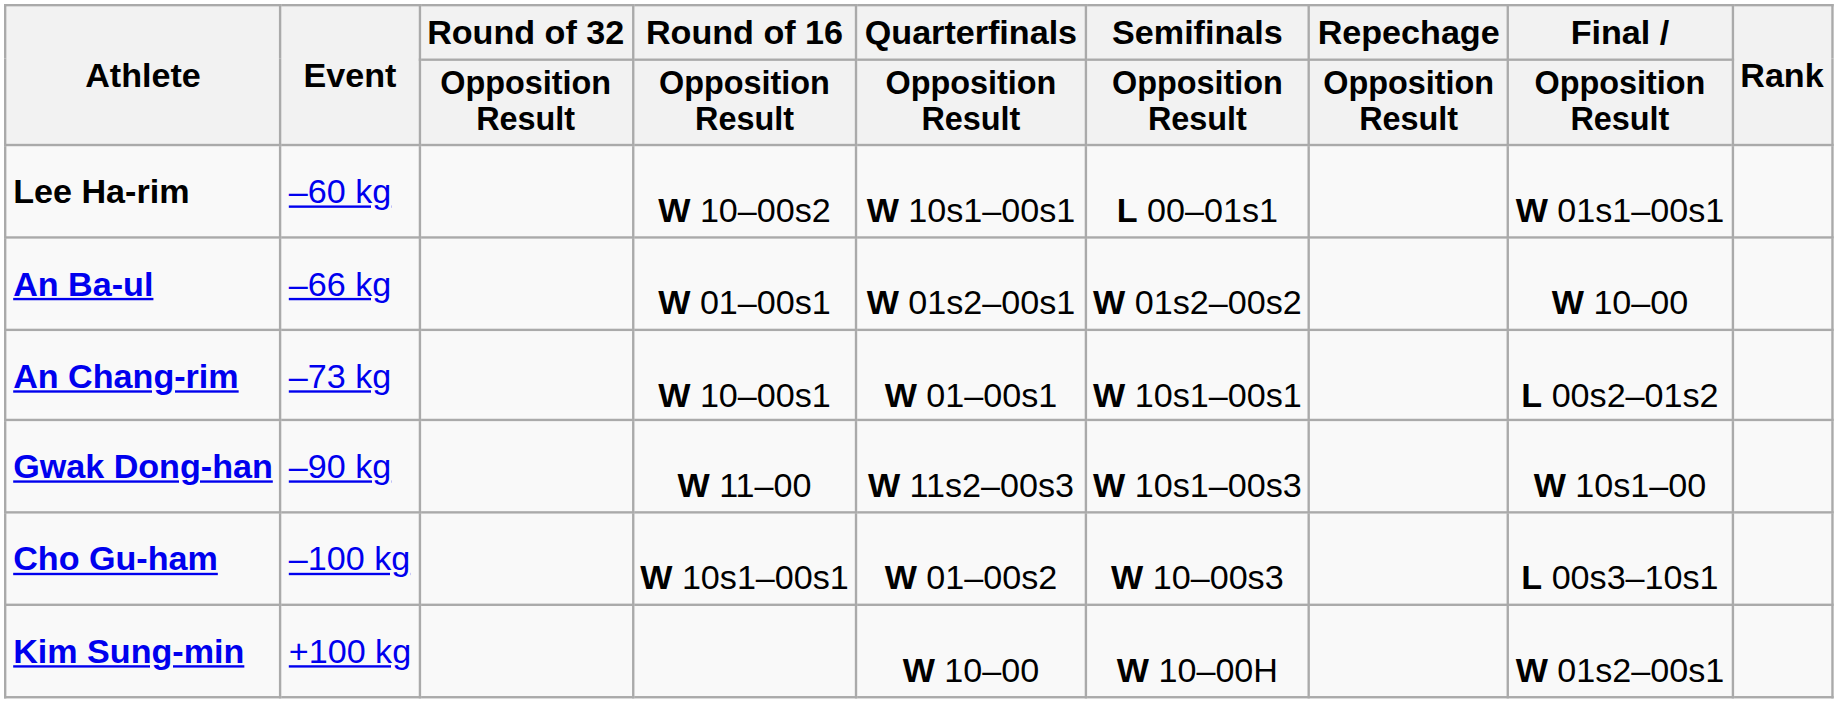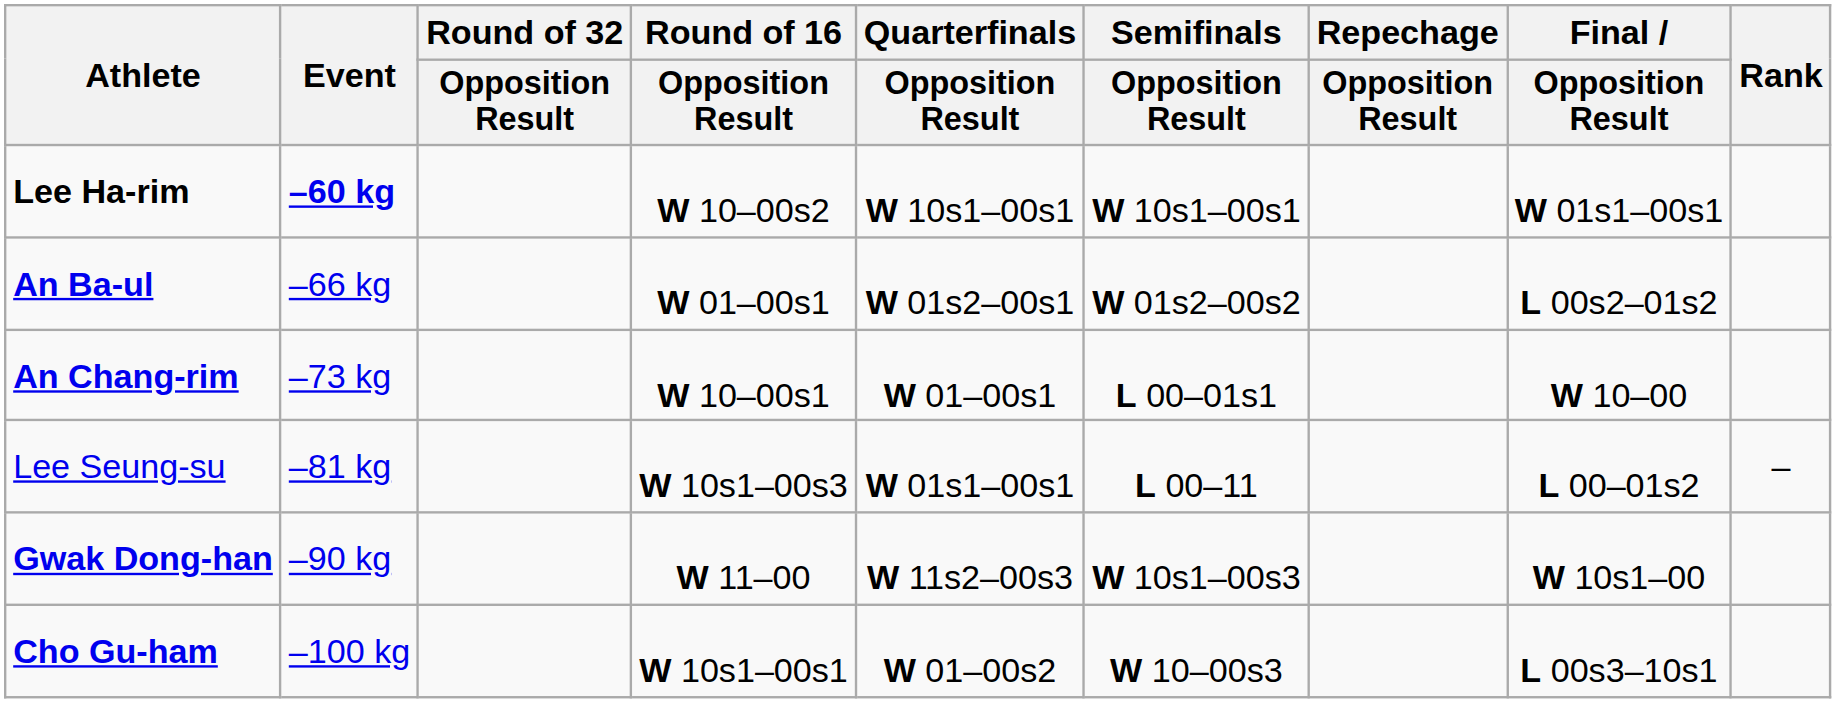(340, 192) normal -> (342, 192) bold
(1197, 211) L 00–01s1 -> (1196, 211) W 10s1–00s1
(1620, 303) W 10–00 -> (1619, 303) L 00s2–01s2
(1197, 394) W 10s1–00s1 -> (1196, 394) L 00–01s1
(1620, 394) L 00s2–01s2 -> (1619, 394) W 10–00
+ row: (119, 467)
- row: (129, 651)
